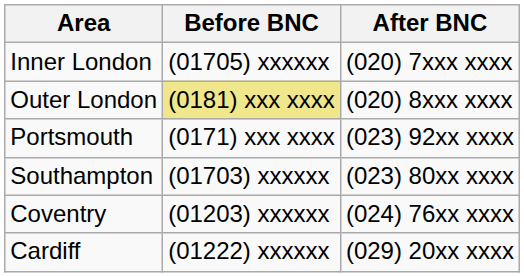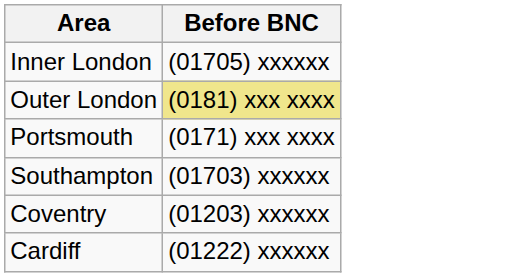- column: (430, 23)
